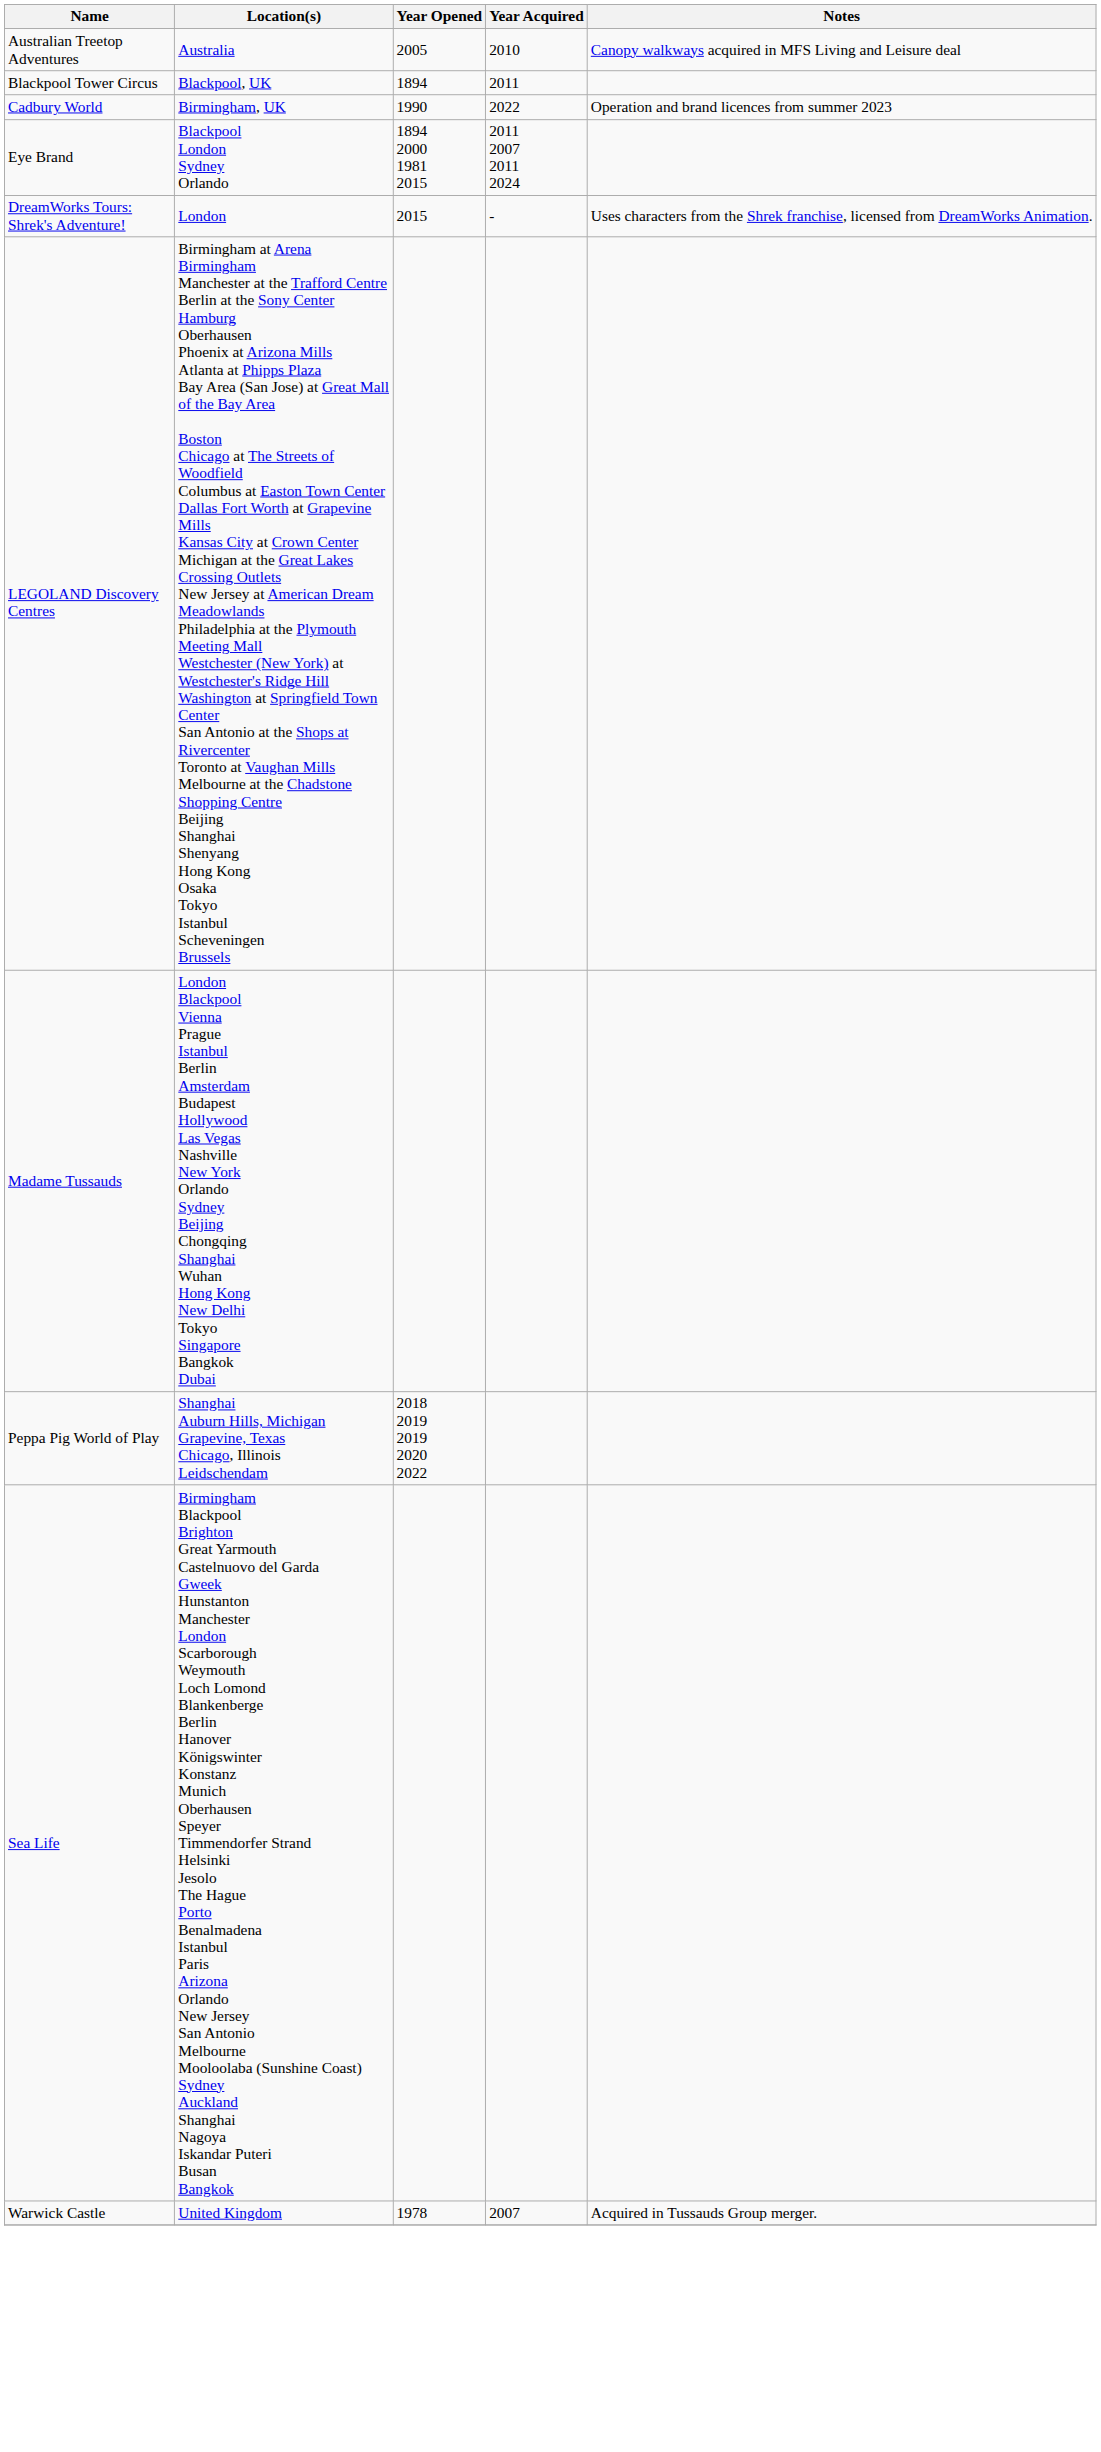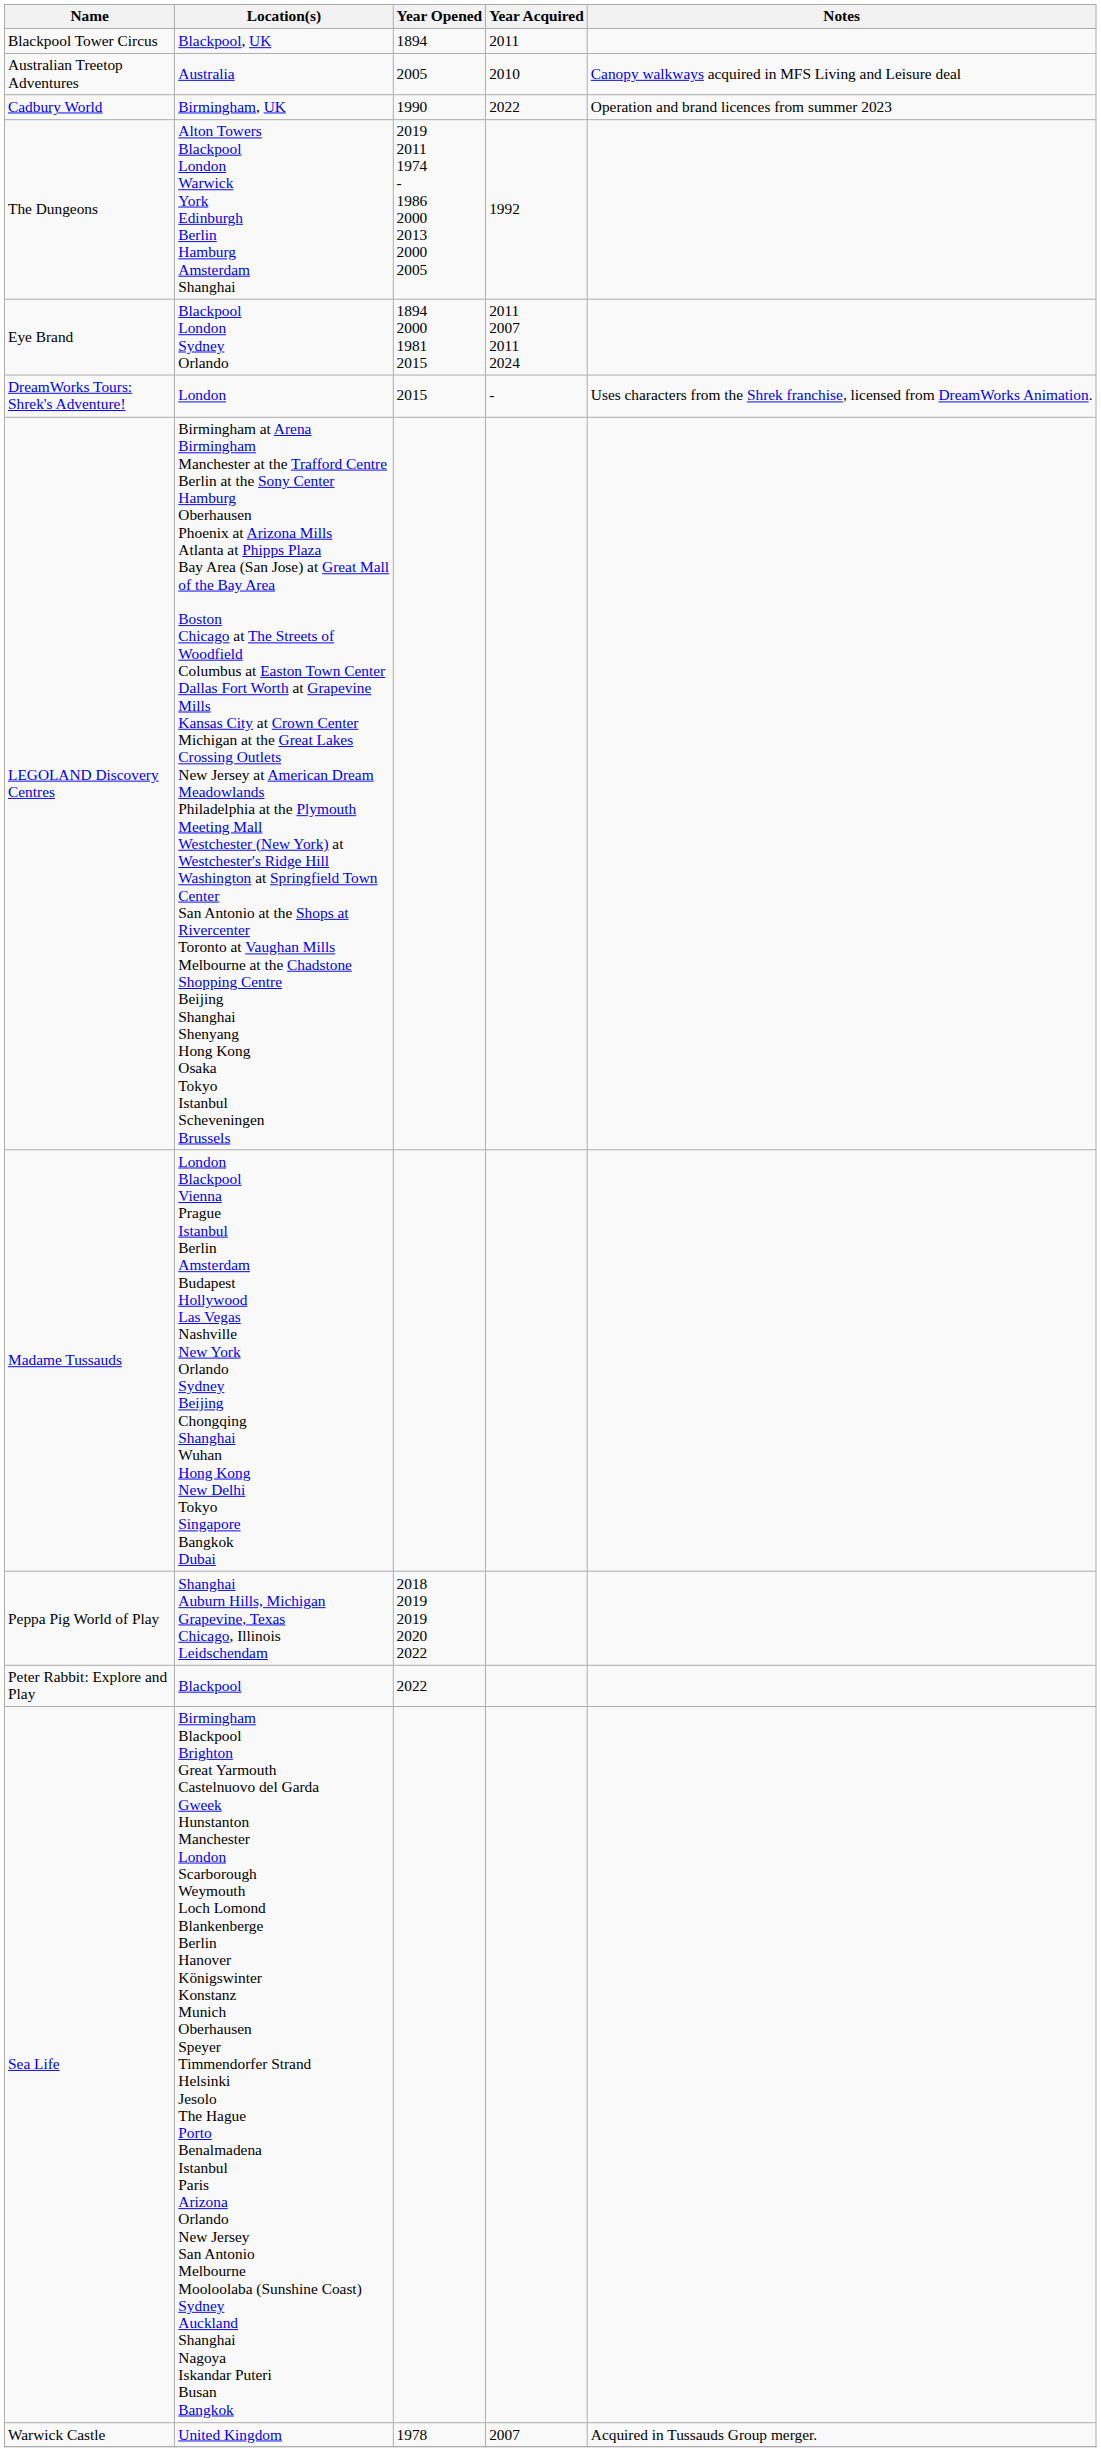rows swapped: (65, 49) <-> (83, 82)
+ row: (53, 209)
+ row: (88, 1685)
